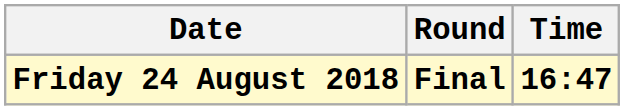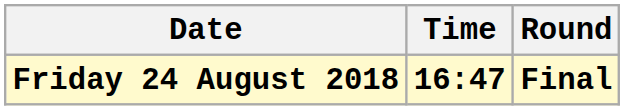columns swapped: (566, 30) <-> (460, 30)
